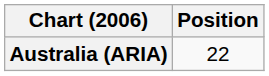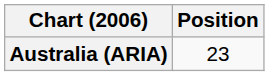(218, 53) 22 -> (218, 53) 23
